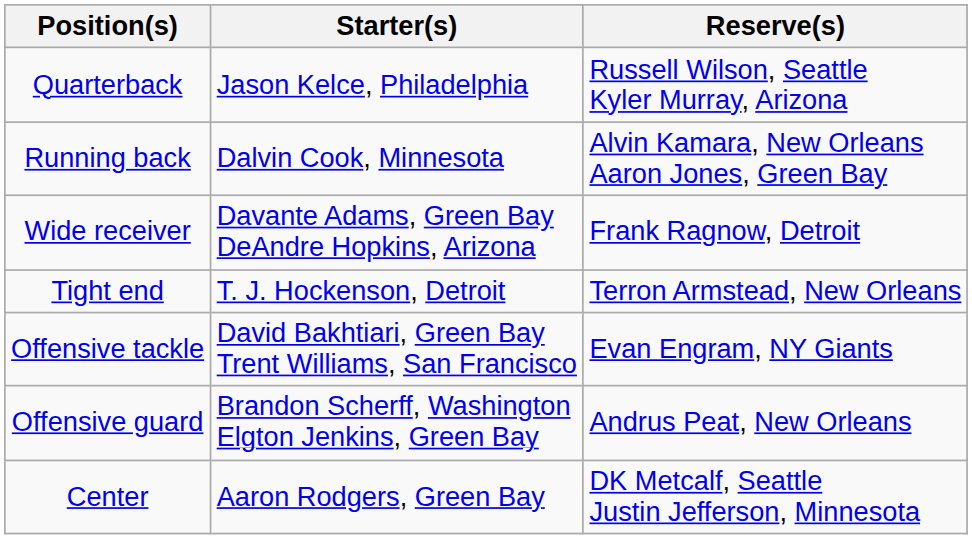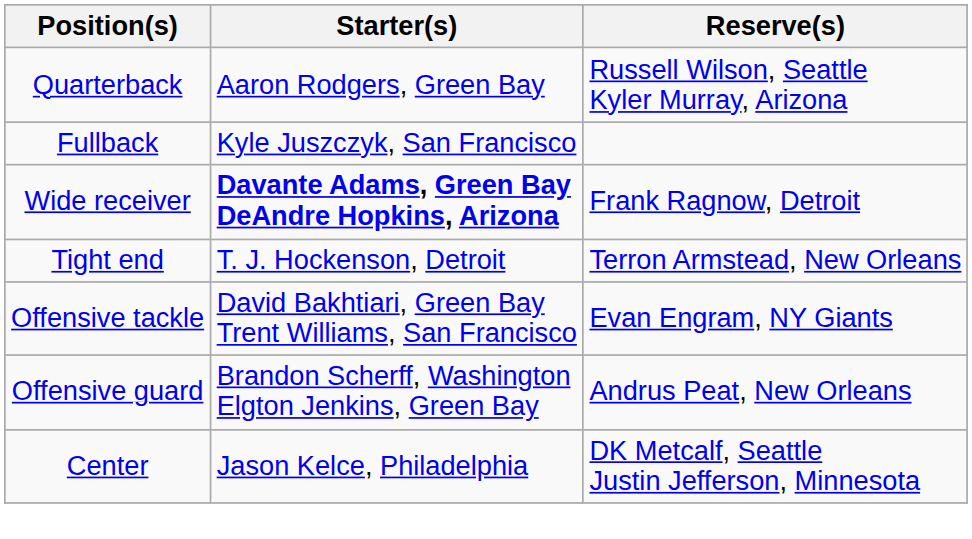(372, 84) Jason Kelce, Philadelphia -> (381, 84) Aaron Rodgers, Green Bay
- row: (108, 158)
+ row: (108, 142)
(385, 231) normal -> (394, 201) bold
(381, 496) Aaron Rodgers, Green Bay -> (372, 465) Jason Kelce, Philadelphia
